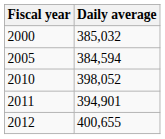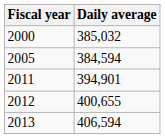- row: (21, 79)
+ row: (21, 123)
